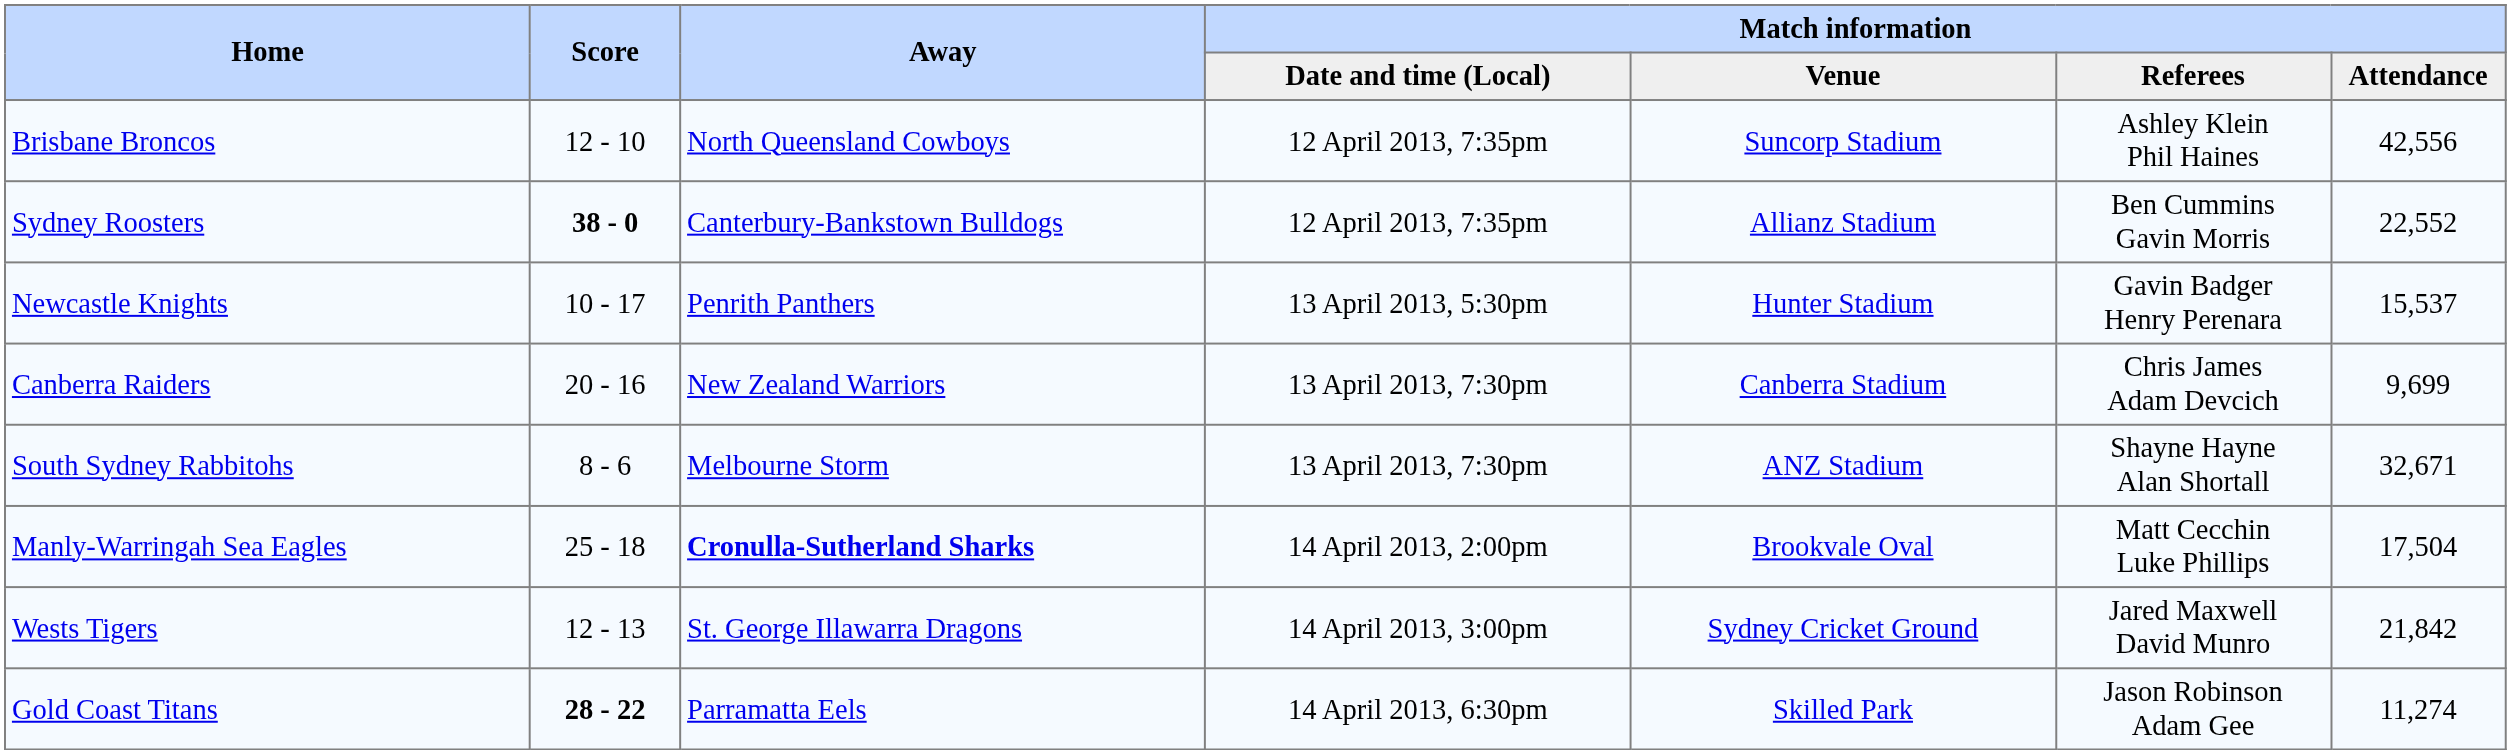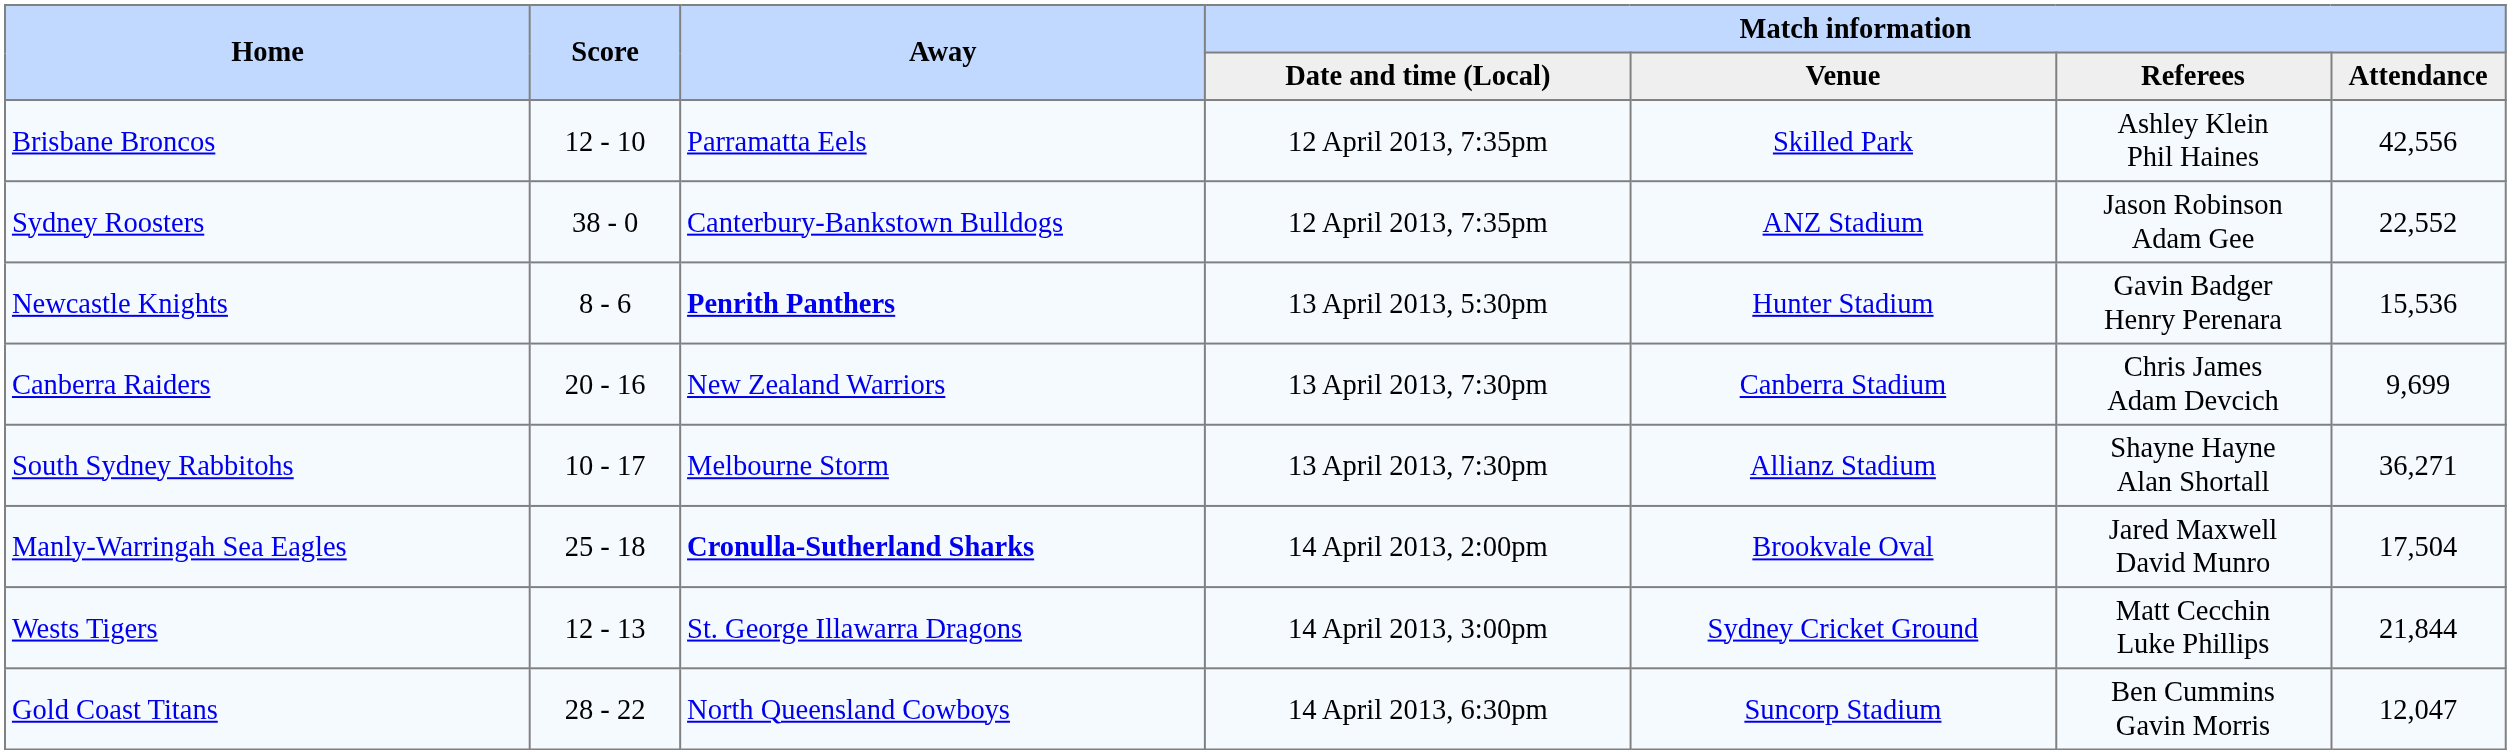(849, 140) North Queensland Cowboys -> (777, 140) Parramatta Eels
(1843, 140) Suncorp Stadium -> (1843, 140) Skilled Park
(605, 221) bold -> (605, 221) normal
(1843, 221) Allianz Stadium -> (1843, 221) ANZ Stadium
(2193, 221) Ben Cummins Gavin Morris -> (2193, 221) Jason Robinson Adam Gee
(605, 302) 10 - 17 -> (605, 302) 8 - 6
(781, 302) normal -> (791, 302) bold
(2418, 302) 15,537 -> (2418, 302) 15,536
(605, 464) 8 - 6 -> (605, 464) 10 - 17
(1843, 464) ANZ Stadium -> (1843, 464) Allianz Stadium
(2418, 464) 32,671 -> (2418, 464) 36,271
(2193, 546) Matt Cecchin Luke Phillips -> (2193, 546) Jared Maxwell David Munro
(2193, 627) Jared Maxwell David Munro -> (2193, 627) Matt Cecchin Luke Phillips
(2418, 627) 21,842 -> (2418, 627) 21,844
(605, 708) bold -> (605, 708) normal
(777, 708) Parramatta Eels -> (849, 708) North Queensland Cowboys
(1843, 708) Skilled Park -> (1843, 708) Suncorp Stadium
(2193, 708) Jason Robinson Adam Gee -> (2193, 708) Ben Cummins Gavin Morris
(2418, 708) 11,274 -> (2418, 708) 12,047
